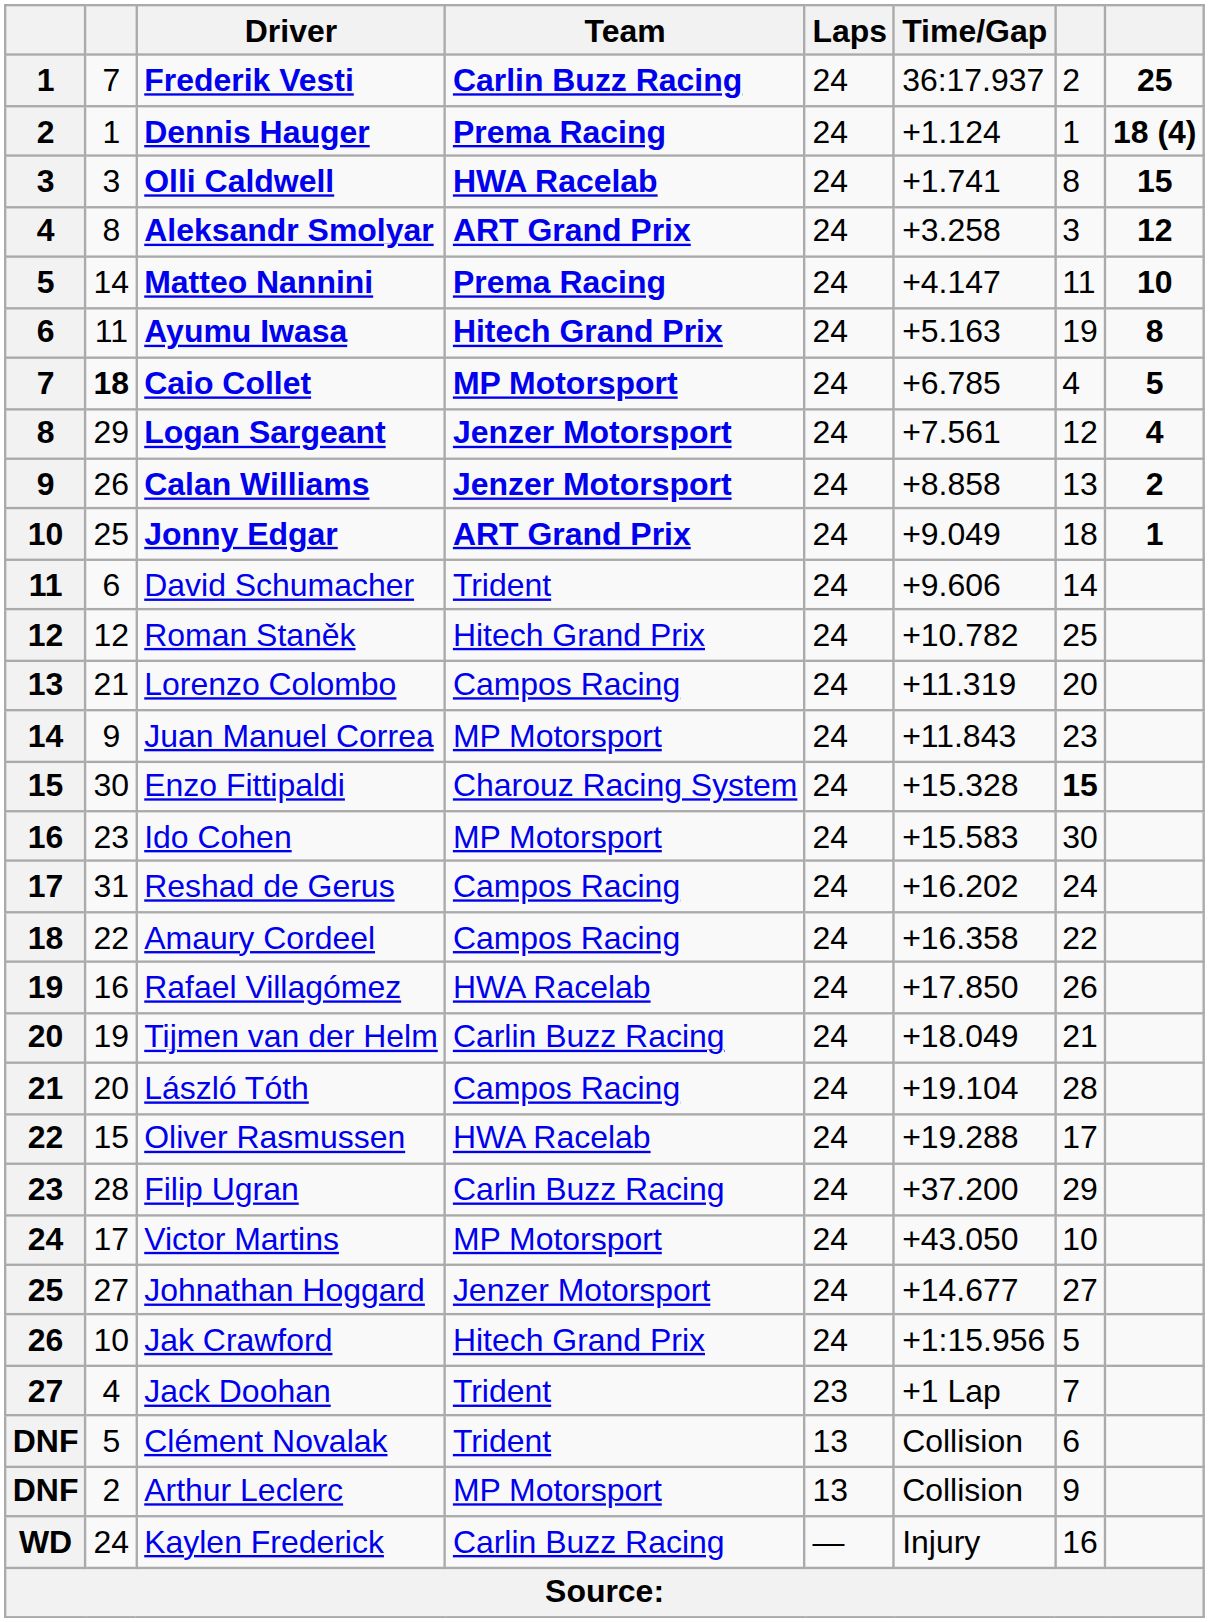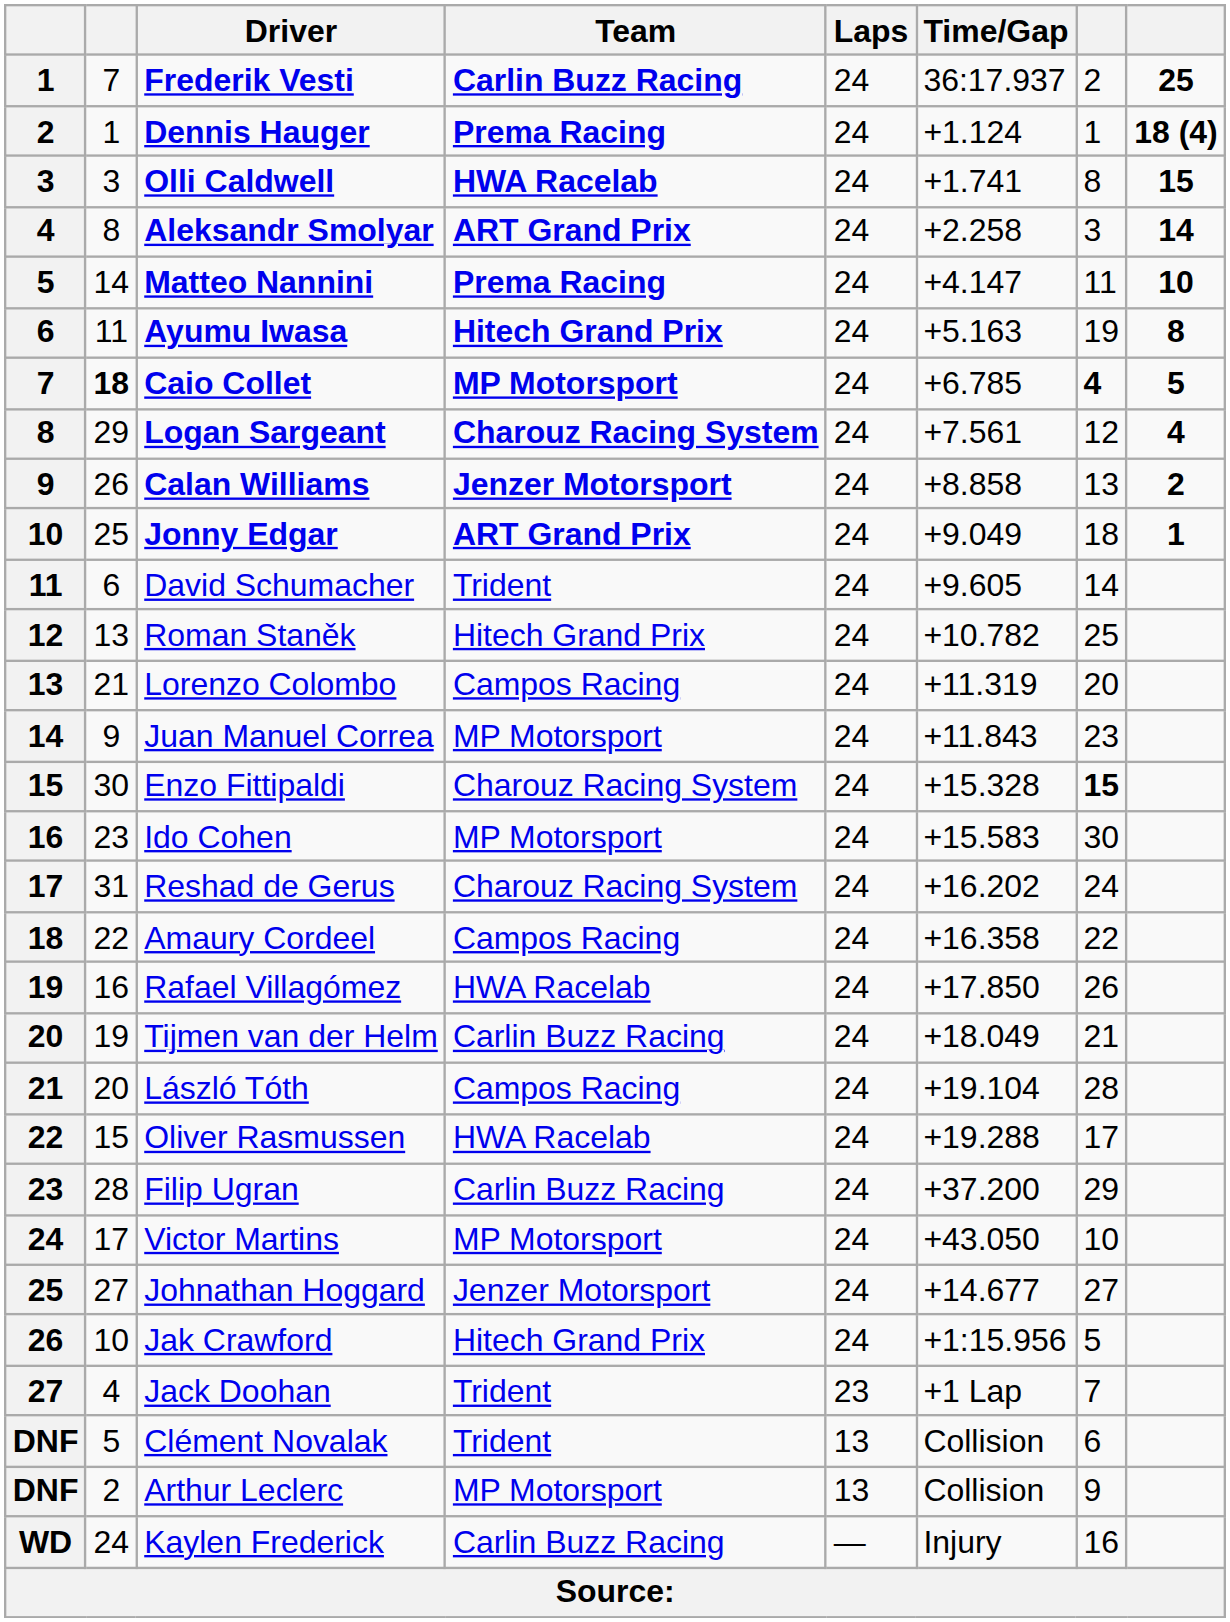(951, 231) +3.258 -> (973, 231) +2.258
(1155, 231) 12 -> (1176, 231) 14
(1071, 383) normal -> (1092, 383) bold
(592, 433) Jenzer Motorsport -> (636, 433) Charouz Racing System
(951, 584) +9.606 -> (973, 584) +9.605
(111, 634) 12 -> (111, 634) 13
(567, 886) Campos Racing -> (625, 886) Charouz Racing System
